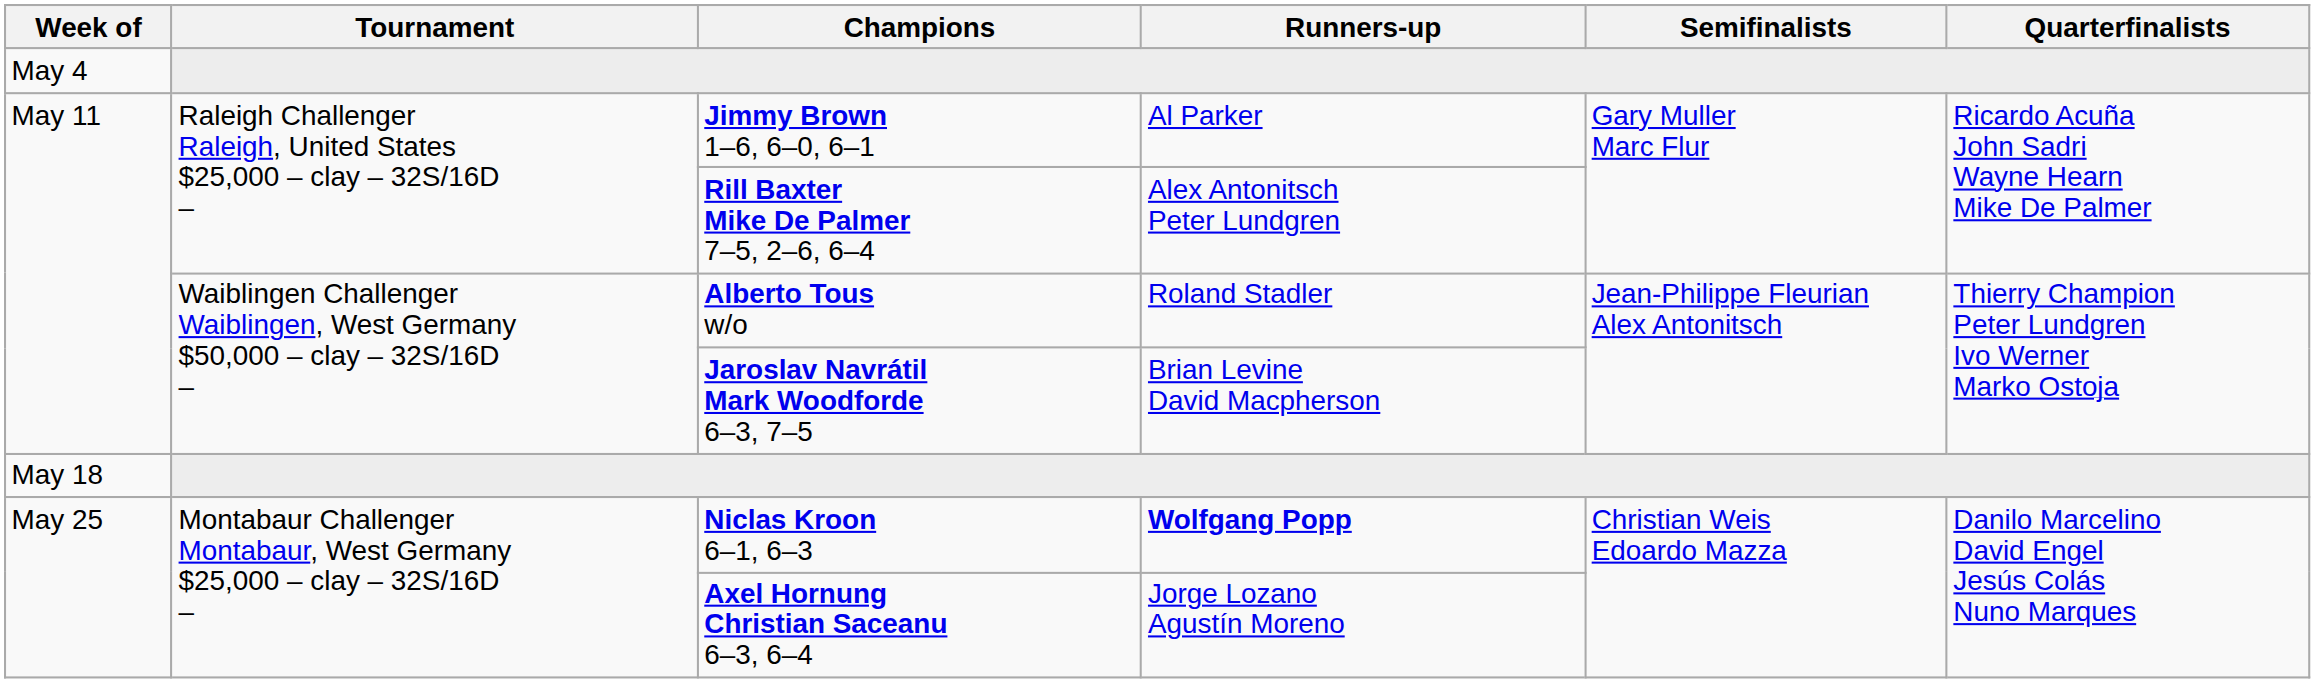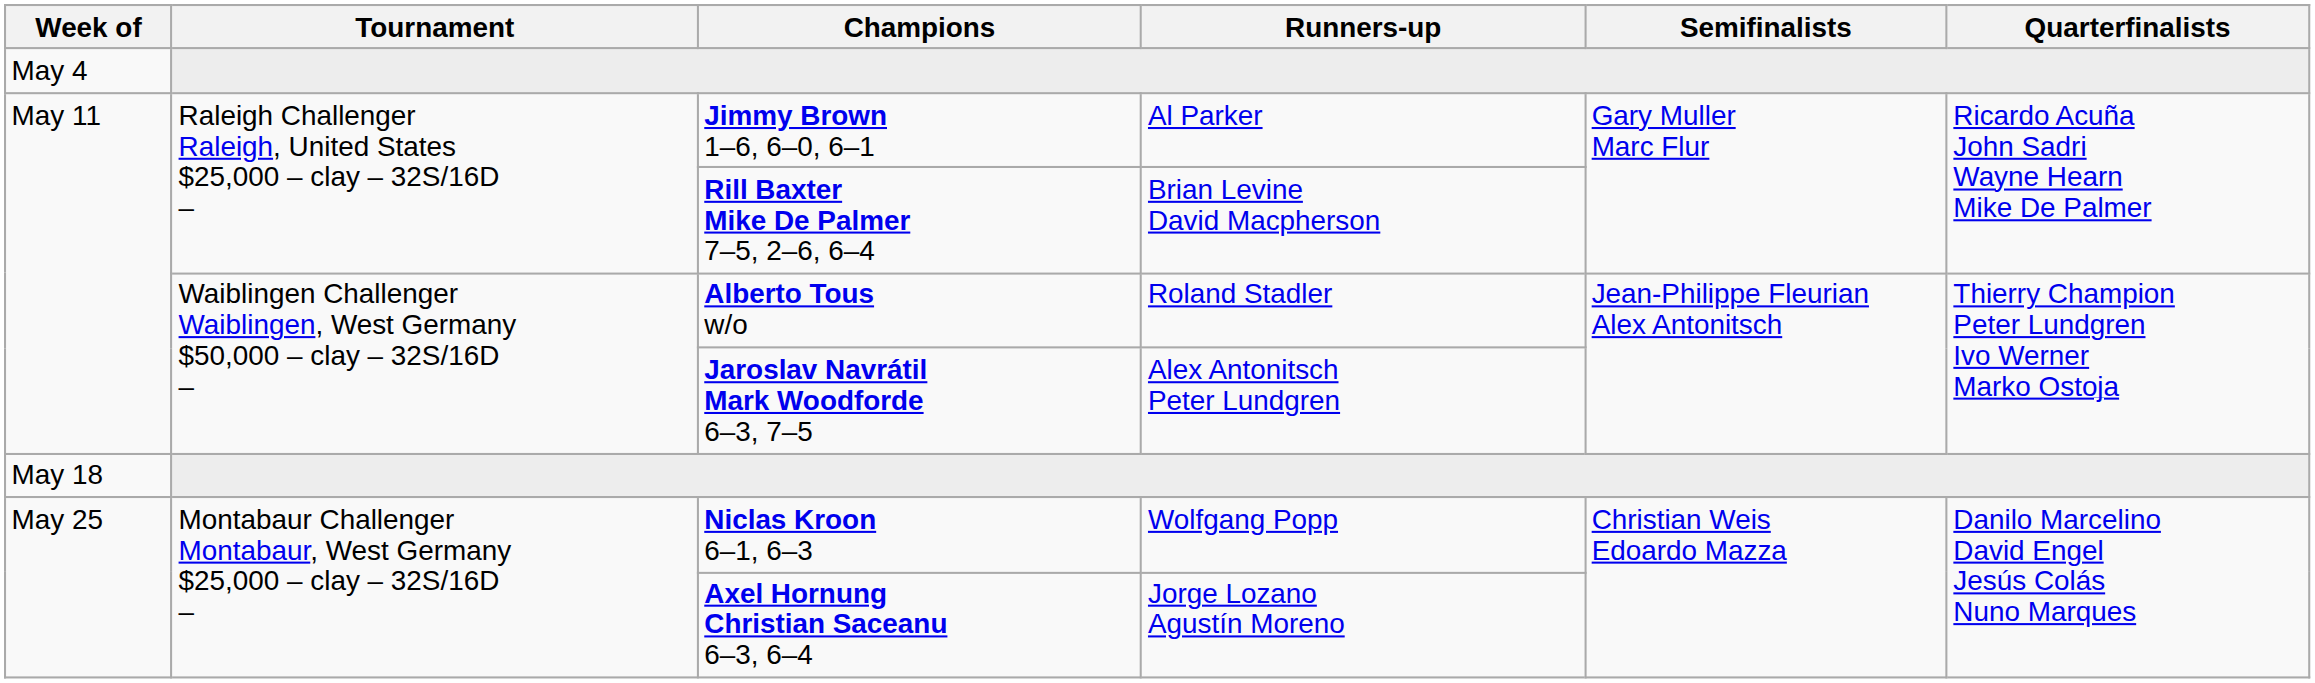(1244, 205) Alex Antonitsch Peter Lundgren -> (1264, 205) Brian Levine David Macpherson
(1264, 385) Brian Levine David Macpherson -> (1244, 385) Alex Antonitsch Peter Lundgren
(1250, 519) bold -> (1243, 519) normal
